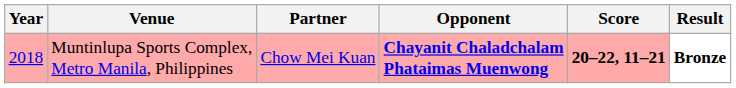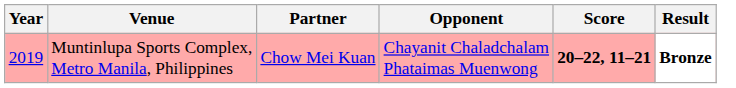(26, 57) 2018 -> (26, 57) 2019
(474, 57) bold -> (466, 57) normal
